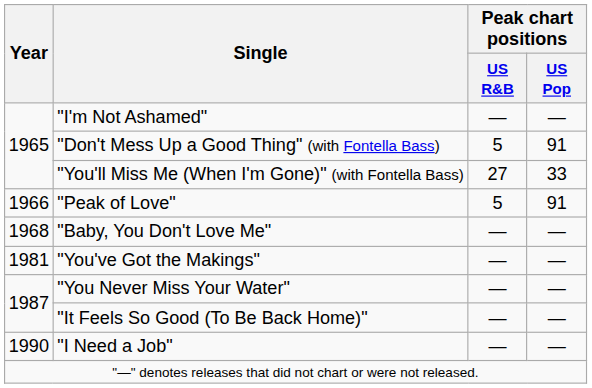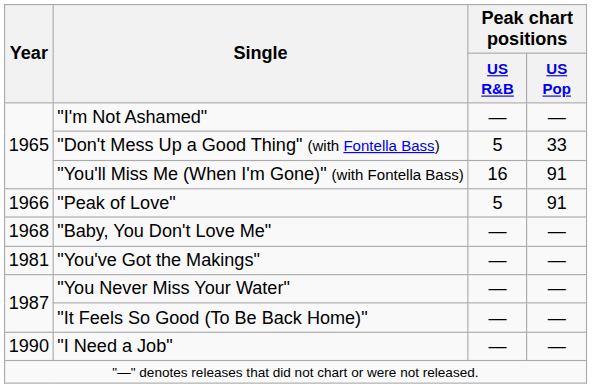(557, 145) 91 -> (557, 145) 33
(498, 174) 27 -> (498, 174) 16
(557, 174) 33 -> (557, 174) 91
